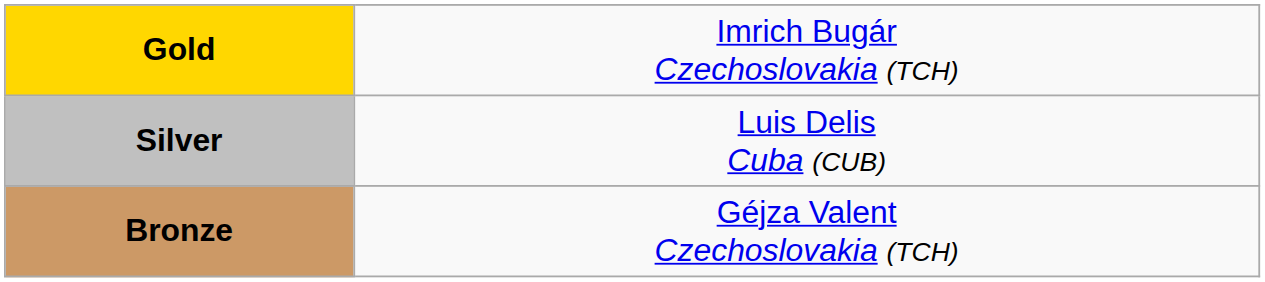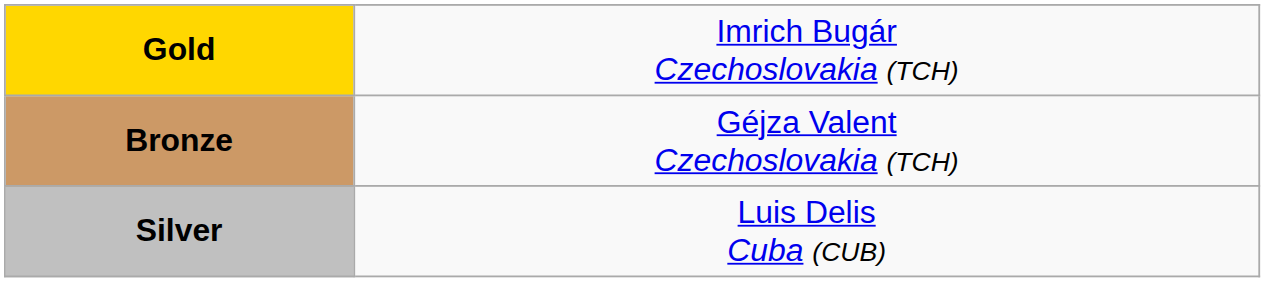rows swapped: (179, 139) <-> (179, 230)
